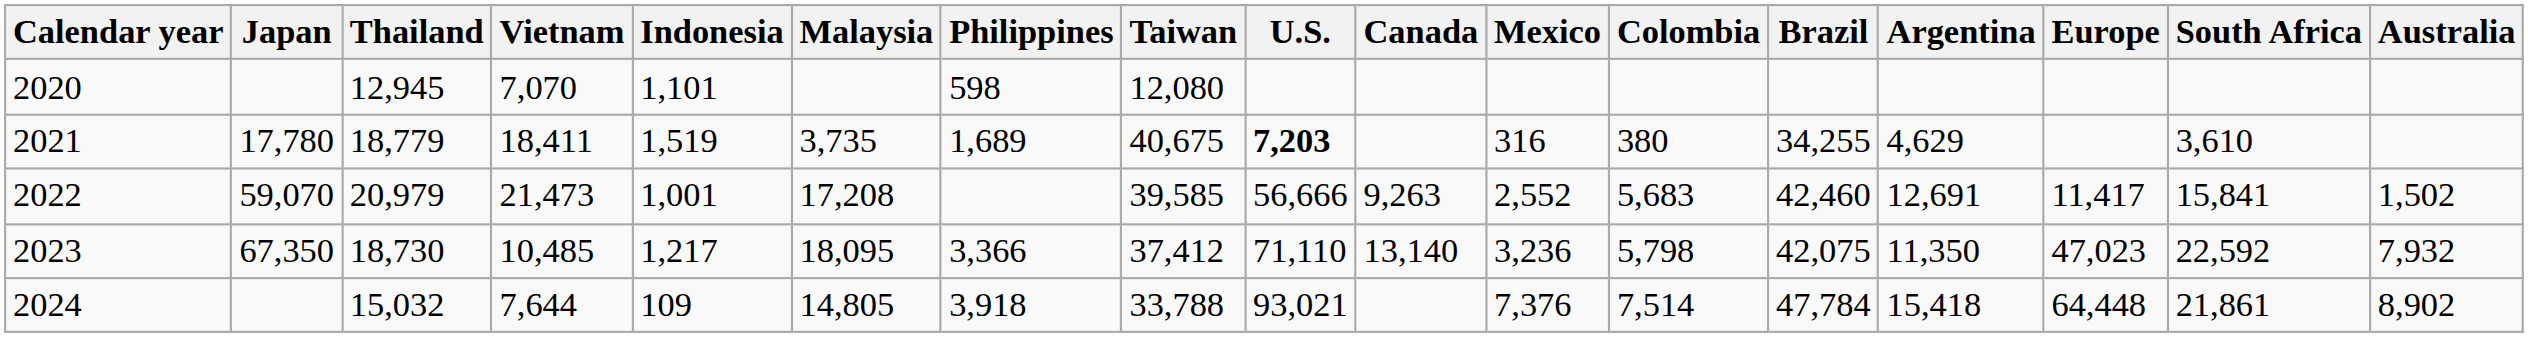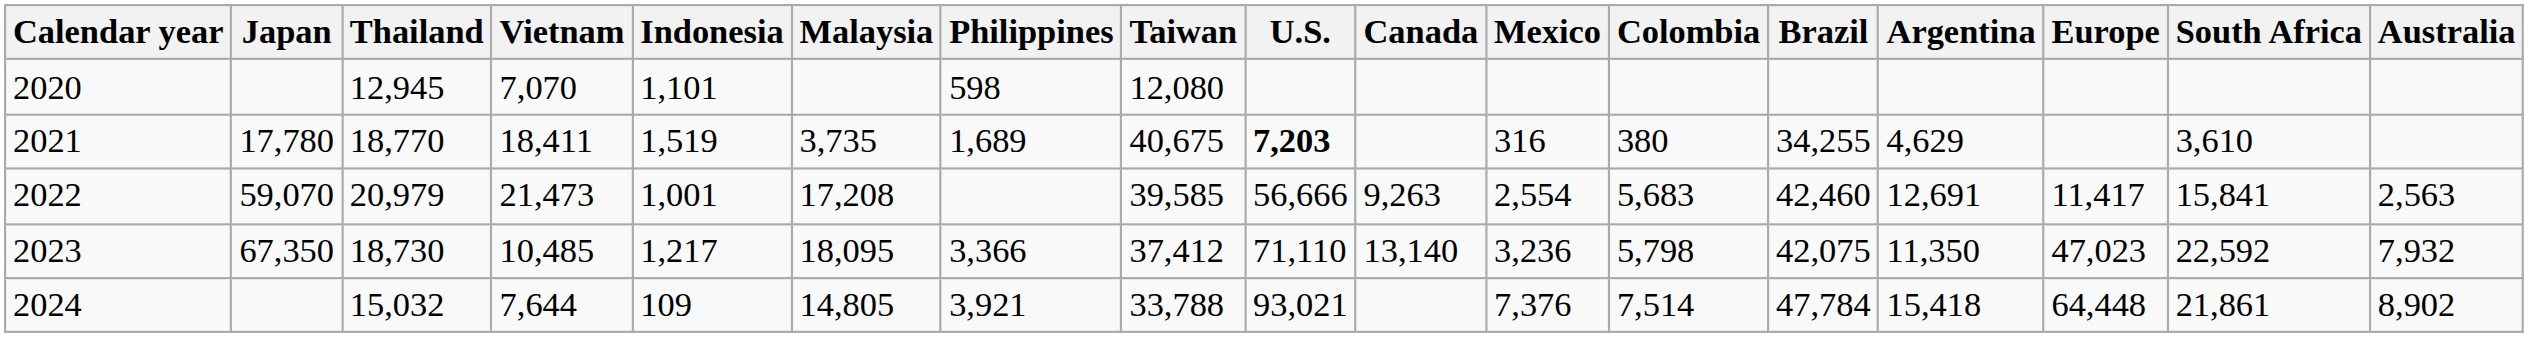(397, 140) 18,779 -> (397, 140) 18,770
(1533, 195) 2,552 -> (1533, 195) 2,554
(2417, 195) 1,502 -> (2417, 195) 2,563
(988, 304) 3,918 -> (988, 304) 3,921
